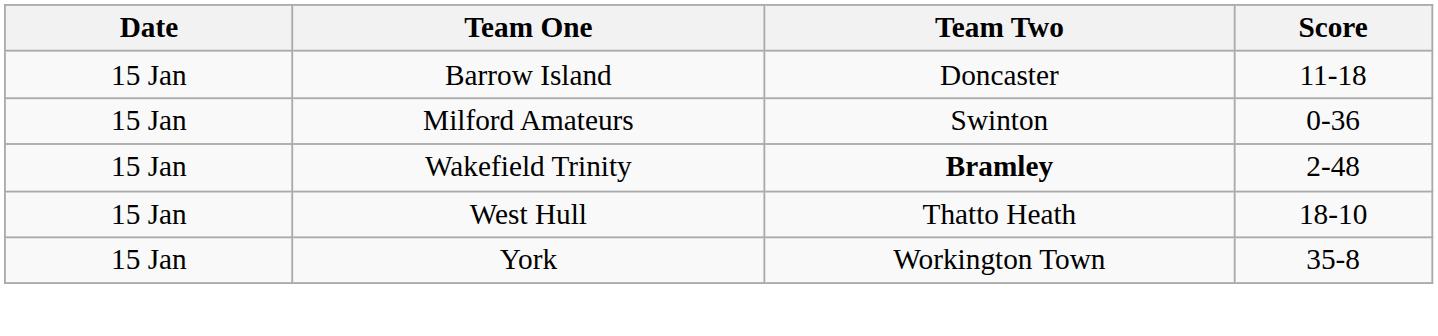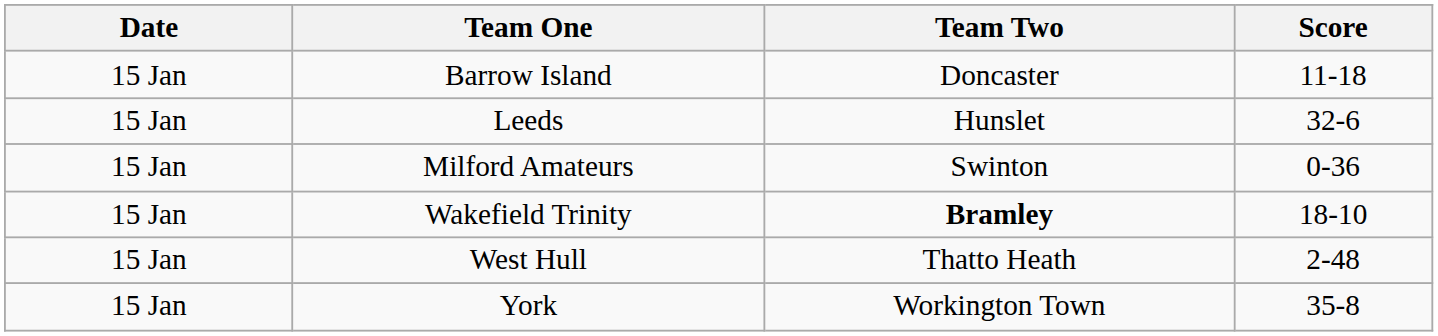+ row: (528, 120)
(1333, 167) 2-48 -> (1333, 213) 18-10
(1333, 213) 18-10 -> (1333, 259) 2-48
